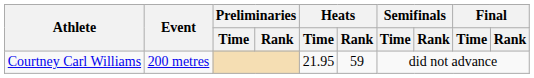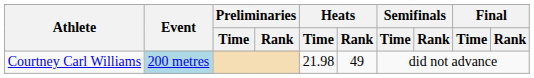(178, 62) no background -> (178, 62) lightblue background
(318, 62) 21.95 -> (318, 62) 21.98
(357, 62) 59 -> (357, 62) 49
